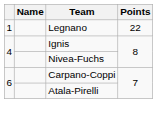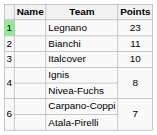(9, 28) no background -> (9, 28) lightgreen background
(135, 28) 22 -> (135, 28) 23
+ row: (65, 43)
+ row: (67, 59)
